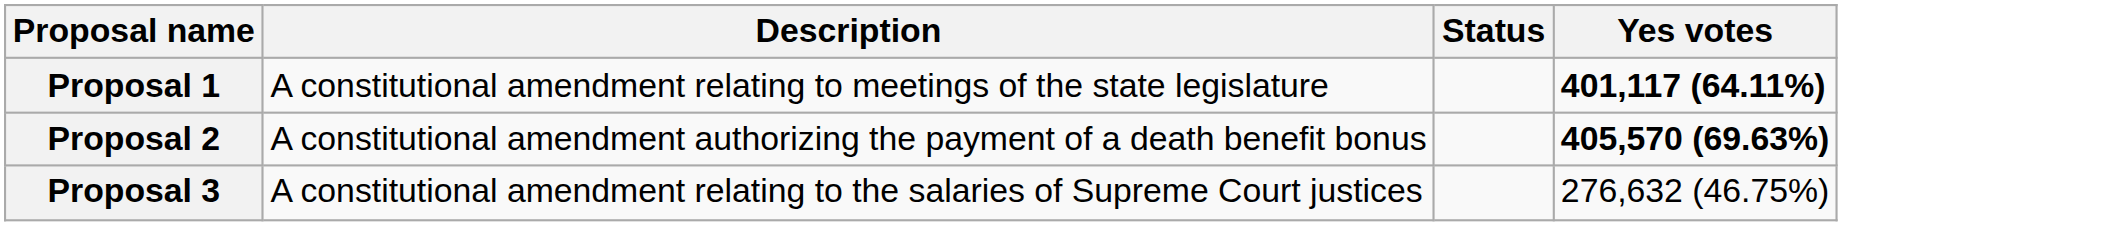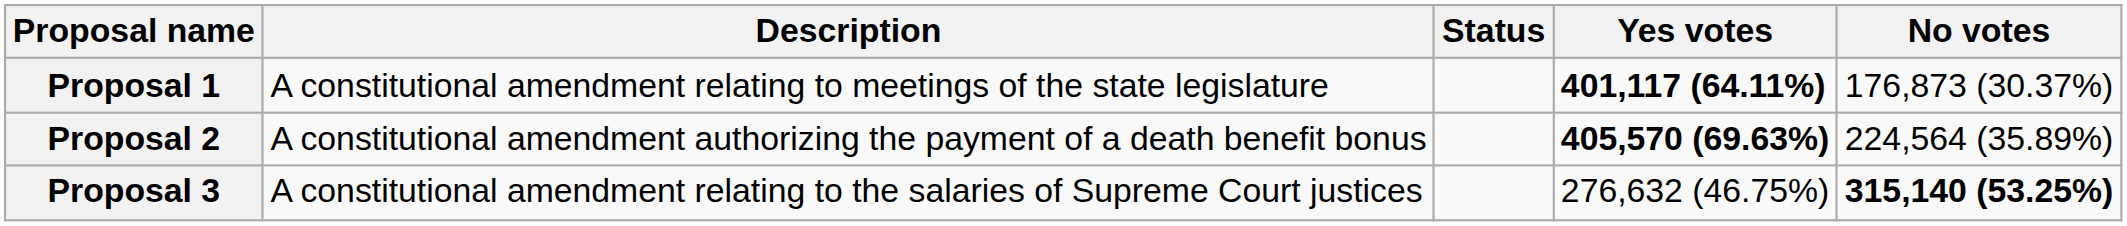+ column: (1979, 31)
